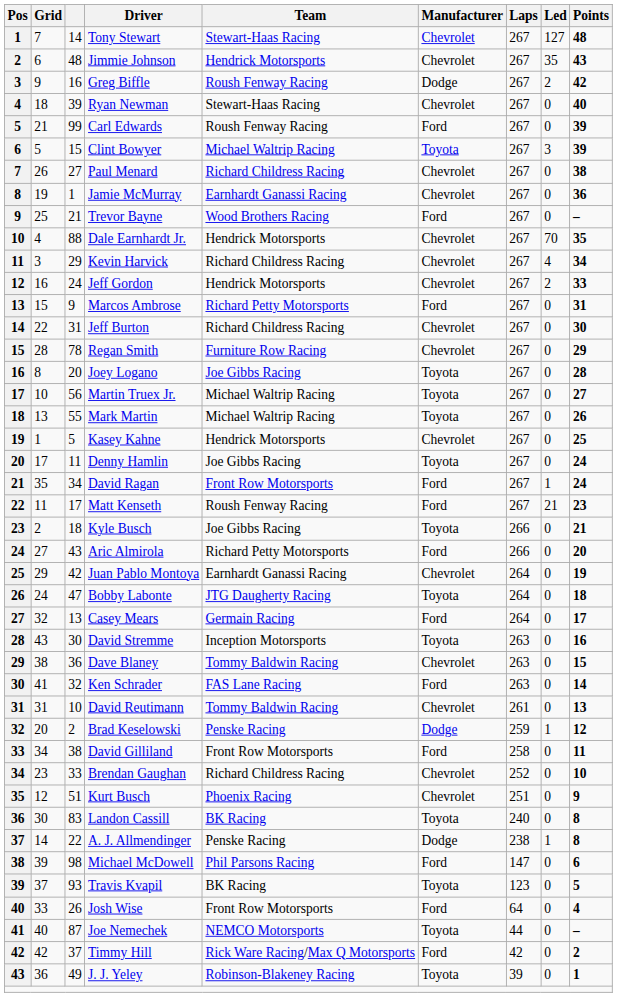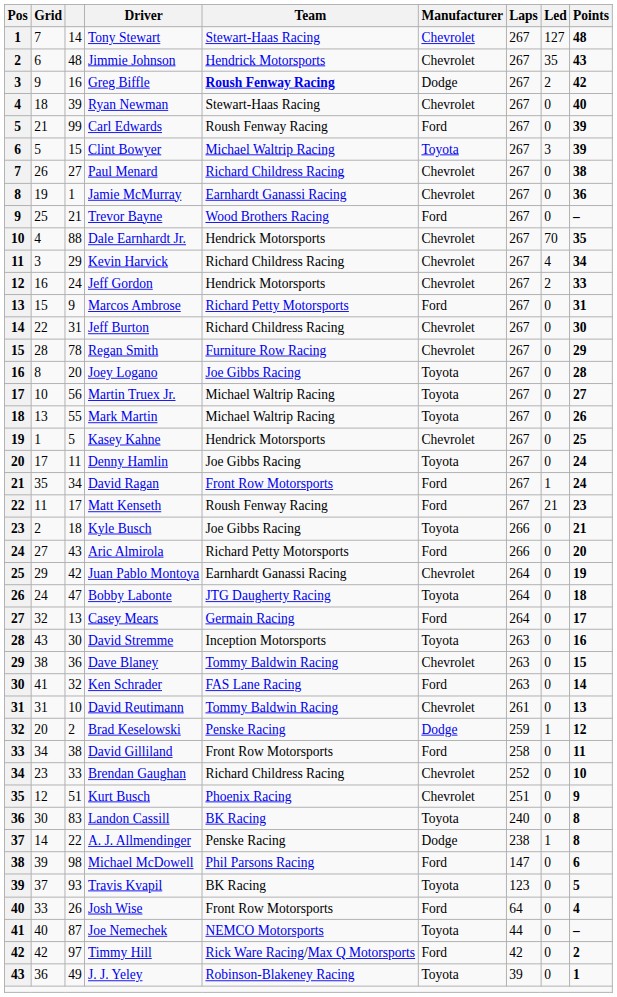(267, 82) normal -> (270, 82) bold
(75, 952) 37 -> (75, 952) 97
